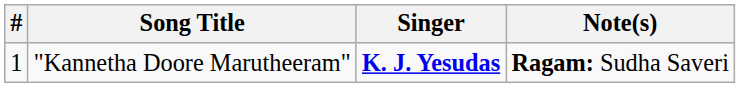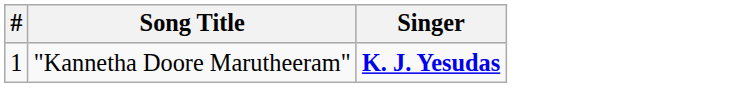- column: (620, 23)
